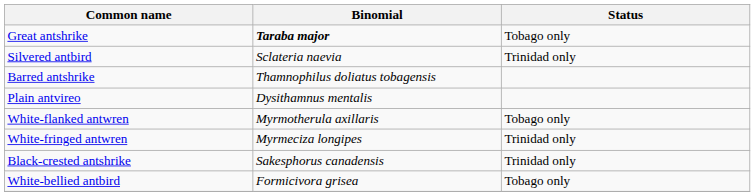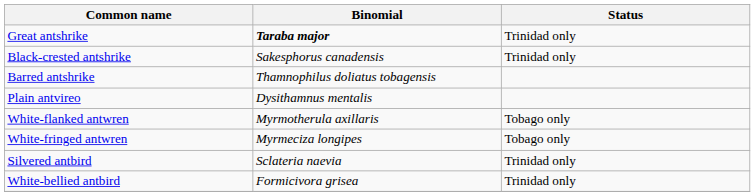(537, 35) Tobago only -> (540, 35) Trinidad only
rows swapped: (69, 160) <-> (50, 56)
(540, 139) Trinidad only -> (537, 139) Tobago only
(537, 181) Tobago only -> (540, 181) Trinidad only
